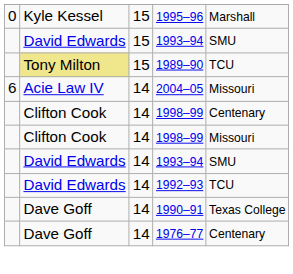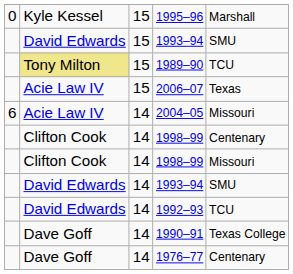+ row: (141, 88)
